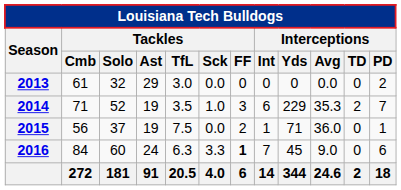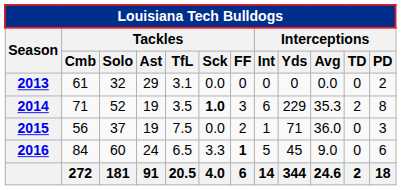(182, 84) 3.0 -> (182, 84) 3.1
(215, 106) normal -> (215, 106) bold
(383, 106) 7 -> (383, 106) 8
(383, 129) 1 -> (383, 129) 3
(182, 151) 6.3 -> (182, 151) 6.5
(266, 151) 7 -> (266, 151) 5
